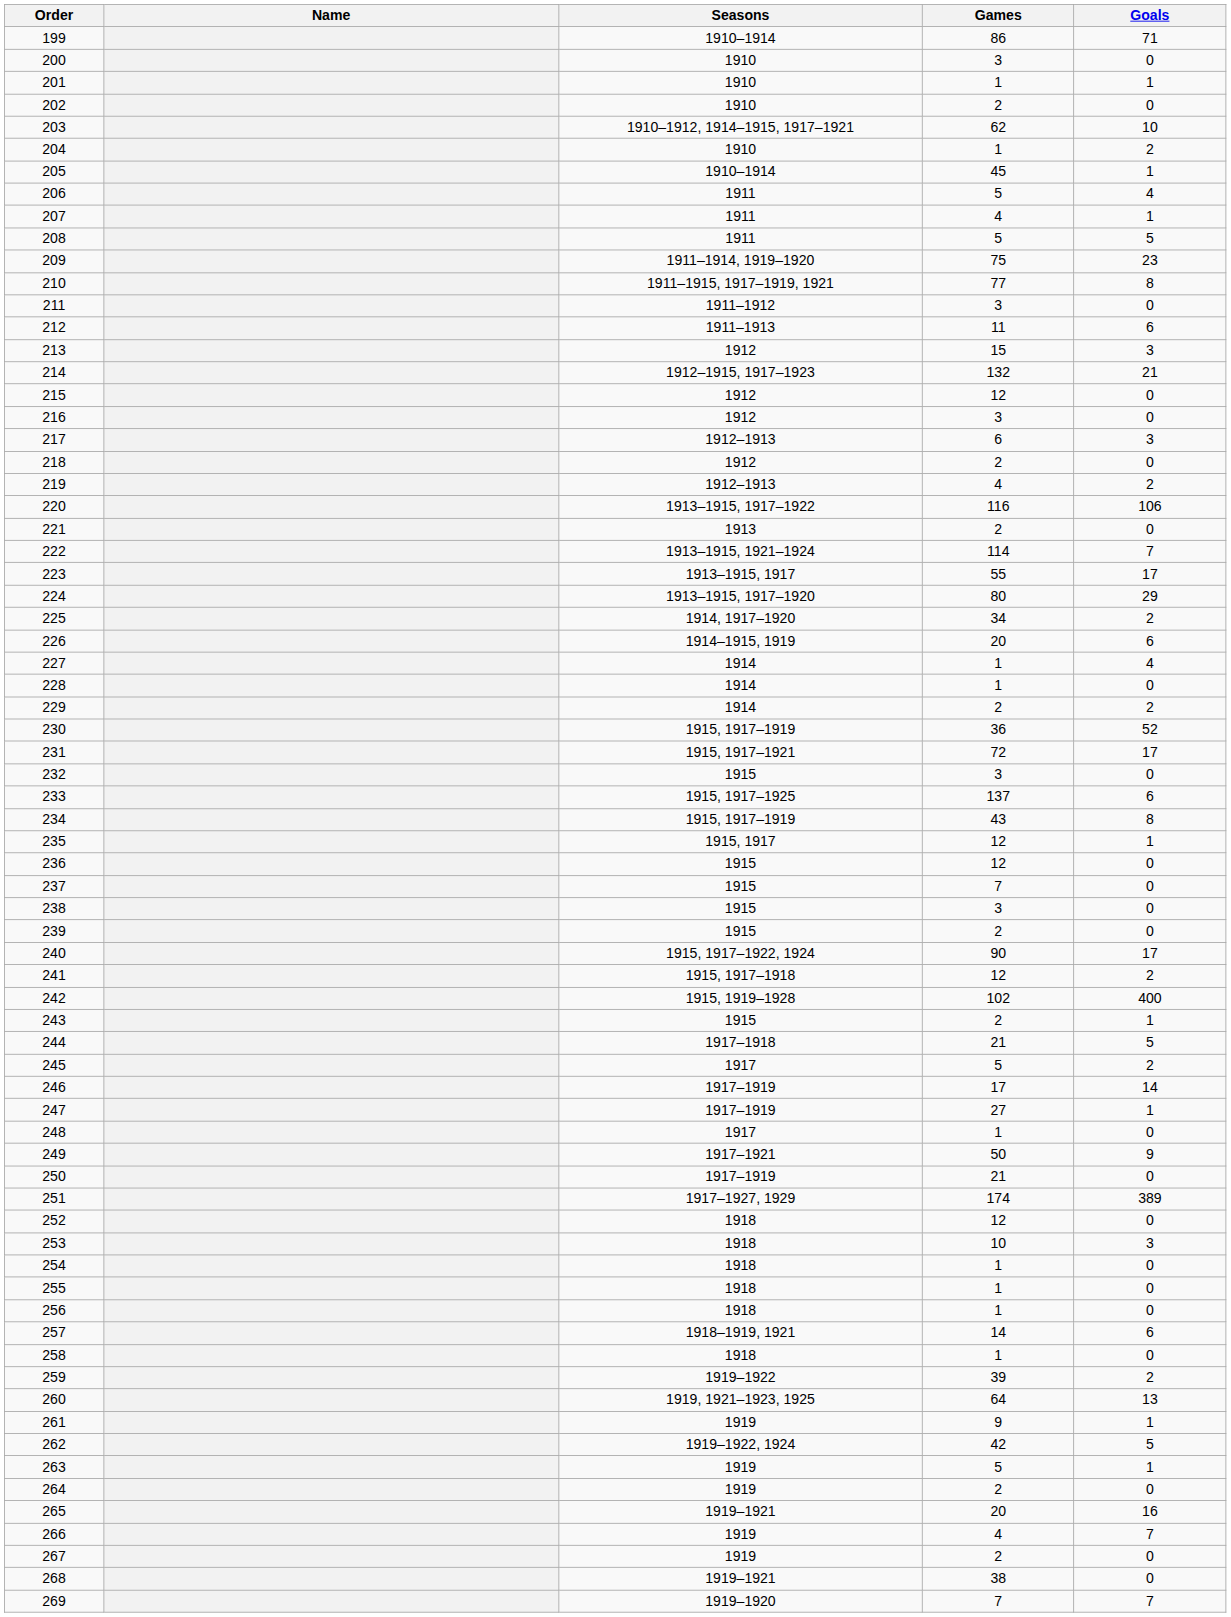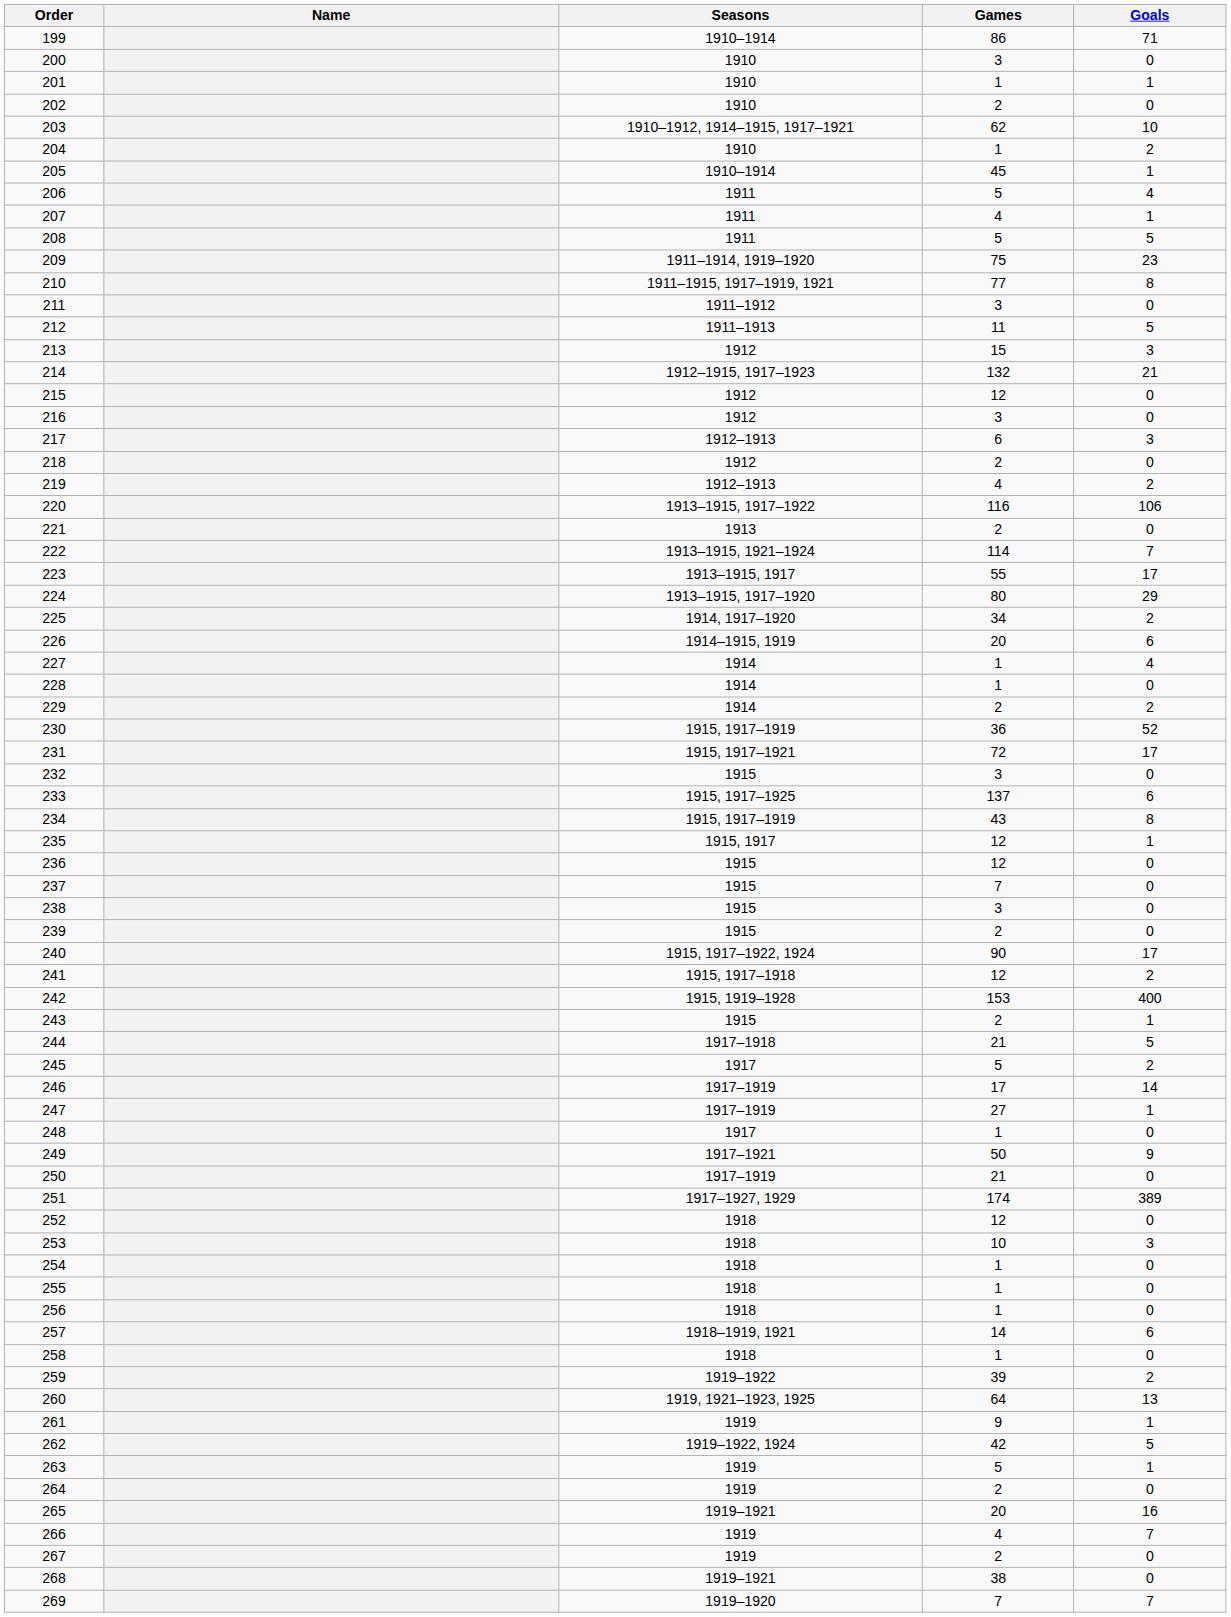(1150, 328) 6 -> (1150, 328) 5
(998, 998) 102 -> (998, 998) 153
